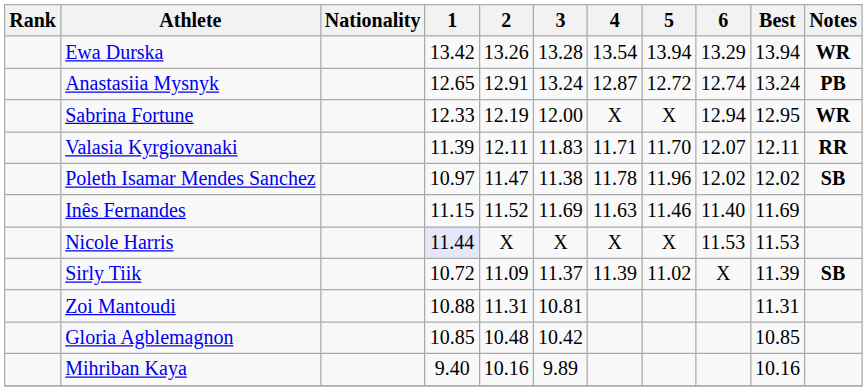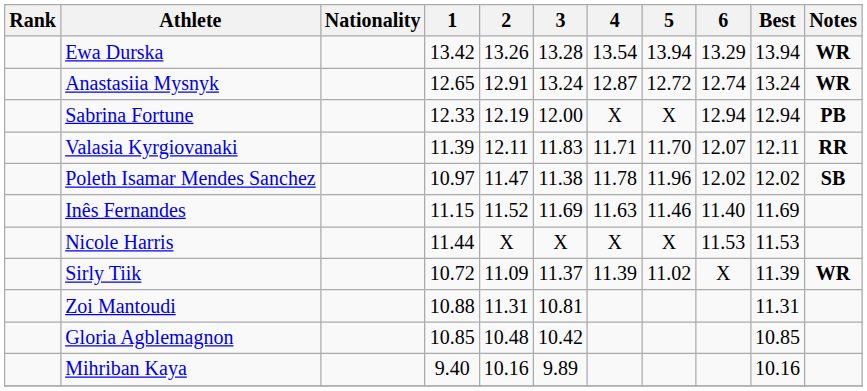(833, 83) PB -> (833, 83) WR
(777, 115) 12.95 -> (777, 115) 12.94
(833, 115) WR -> (833, 115) PB
(452, 242) lavender background -> (452, 242) no background
(833, 274) SB -> (833, 274) WR
